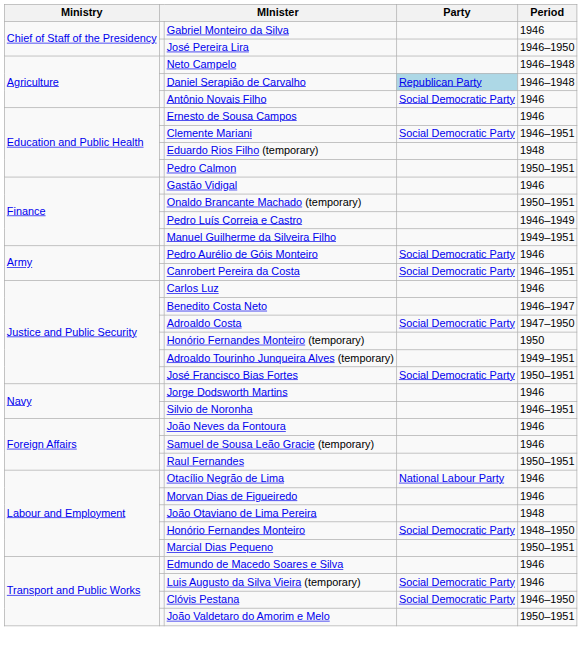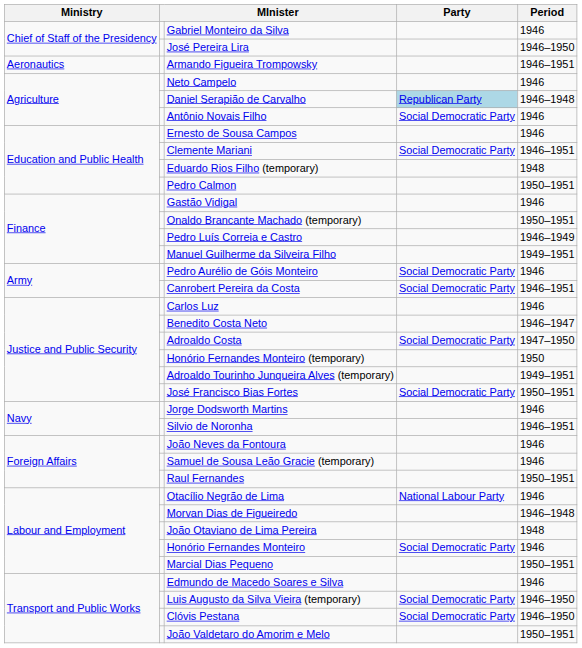+ row: (242, 64)
(547, 64) 1946–1948 -> (532, 82) 1946
(532, 496) 1946 -> (547, 513) 1946–1948
(547, 530) 1948–1950 -> (532, 548) 1946
(532, 582) 1946 -> (547, 599) 1946–1950
